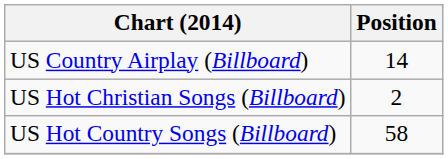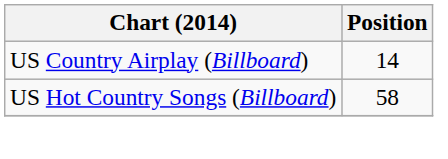- row: (178, 97)
